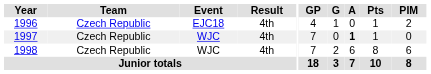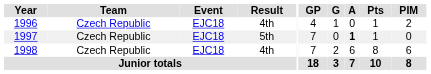(208, 37) WJC -> (208, 37) EJC18
(267, 37) 4th -> (267, 37) 5th
(208, 50) WJC -> (208, 50) EJC18
